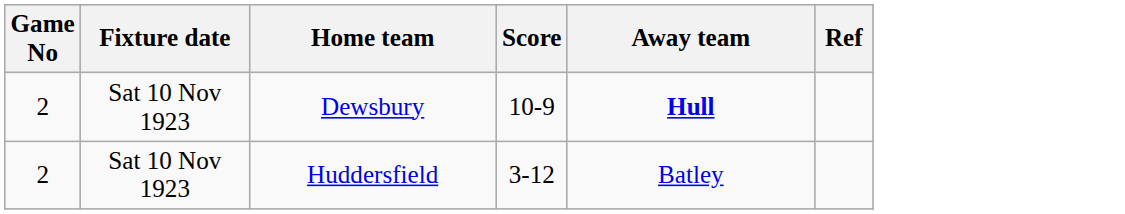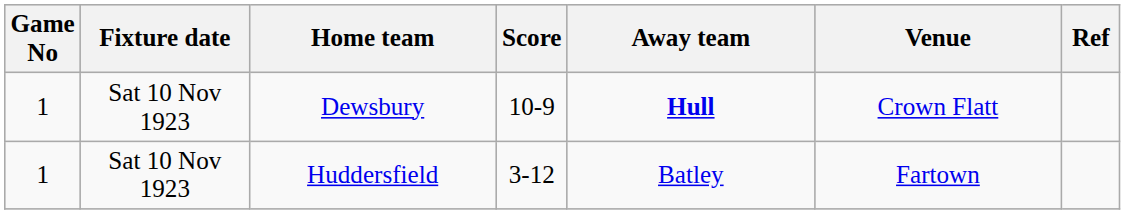+ column: (938, 38)
(43, 106) 2 -> (43, 106) 1
(43, 174) 2 -> (43, 174) 1
